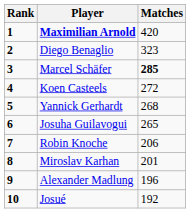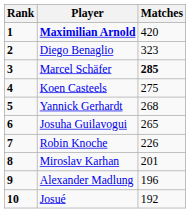(150, 87) 272 -> (150, 87) 275
(150, 143) 206 -> (150, 143) 226
